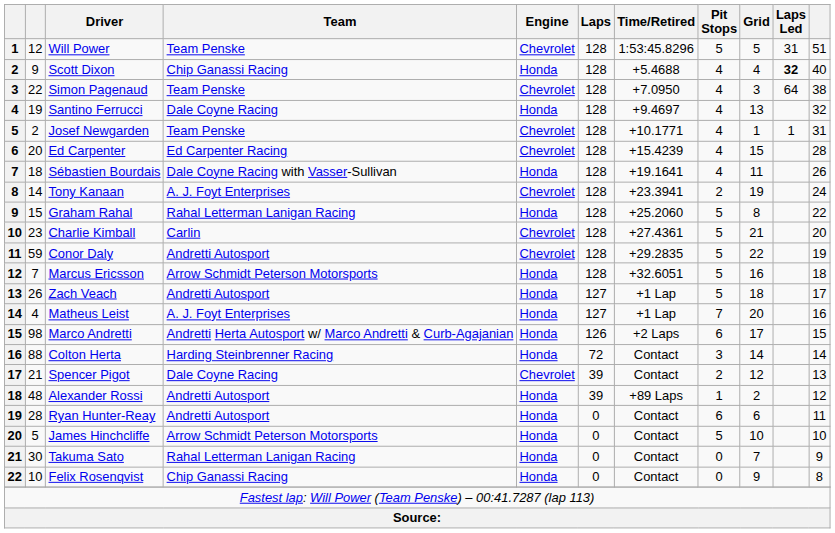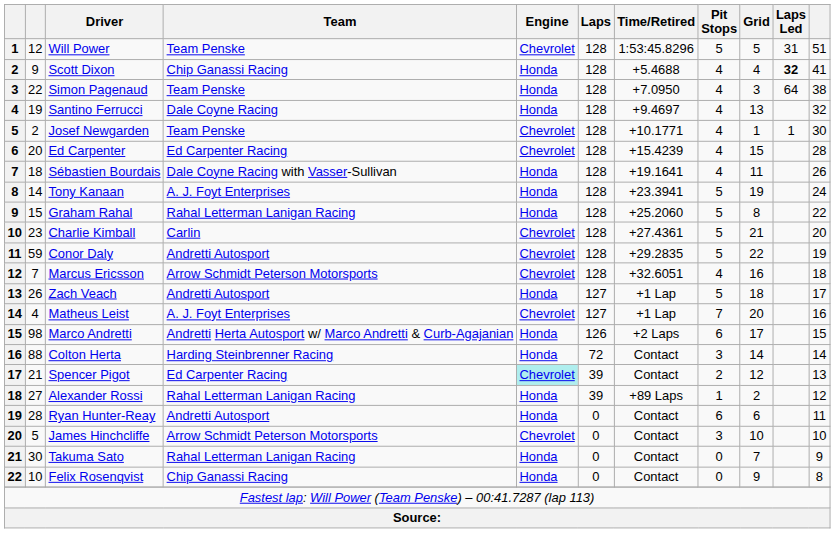(819, 69) 40 -> (819, 69) 41
(547, 90) Chevrolet -> (539, 90) Honda
(819, 130) 31 -> (819, 130) 30
(547, 191) Chevrolet -> (539, 191) Honda
(719, 191) 2 -> (719, 191) 5
(539, 273) Honda -> (547, 273) Chevrolet
(719, 273) 5 -> (719, 273) 4
(539, 314) Honda -> (547, 314) Chevrolet
(222, 375) Dale Coyne Racing -> (227, 375) Ed Carpenter Racing
(547, 375) no background -> (547, 375) paleturquoise background
(35, 395) 48 -> (35, 395) 27
(218, 395) Andretti Autosport -> (261, 395) Rahal Letterman Lanigan Racing
(539, 436) Honda -> (547, 436) Chevrolet
(719, 436) 5 -> (719, 436) 3
